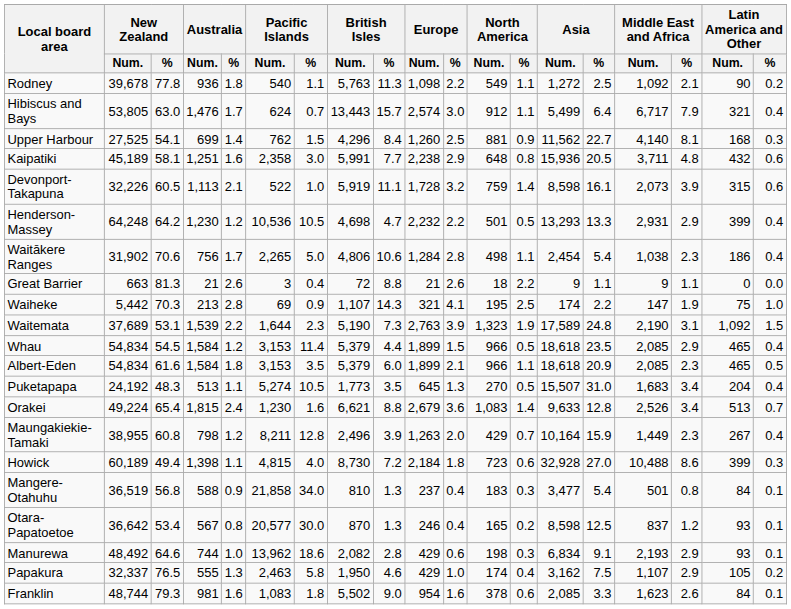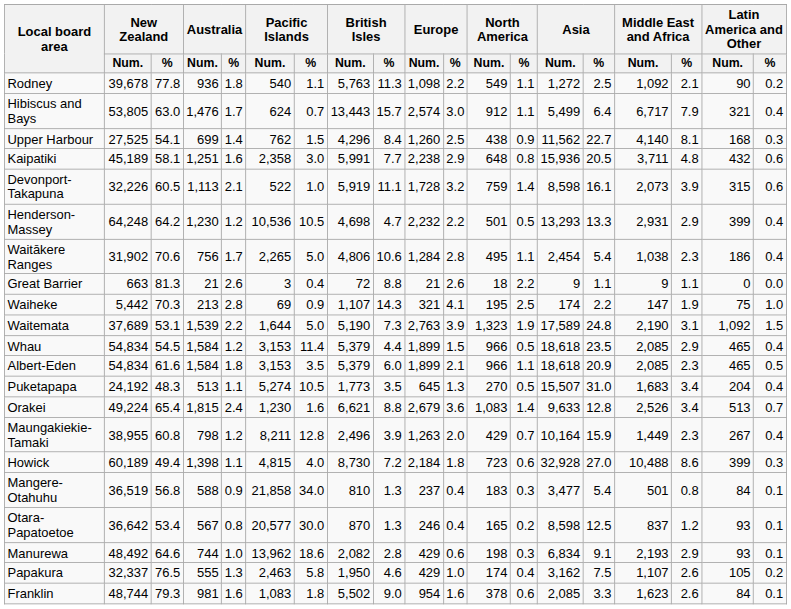(497, 139) 881 -> (497, 139) 438
(497, 257) 498 -> (497, 257) 495
(315, 326) 2.3 -> (315, 326) 5.0
(690, 574) 2.9 -> (690, 574) 2.6
